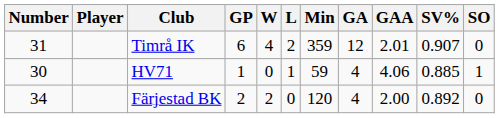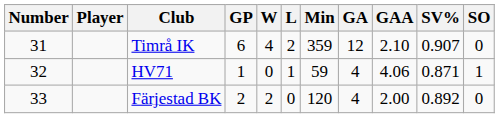(395, 44) 2.01 -> (395, 44) 2.10
(39, 71) 30 -> (39, 71) 32
(441, 71) 0.885 -> (441, 71) 0.871
(39, 98) 34 -> (39, 98) 33
